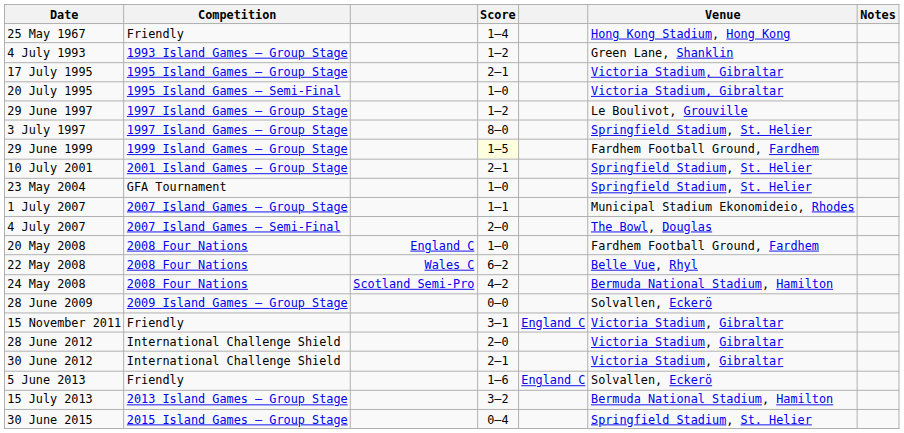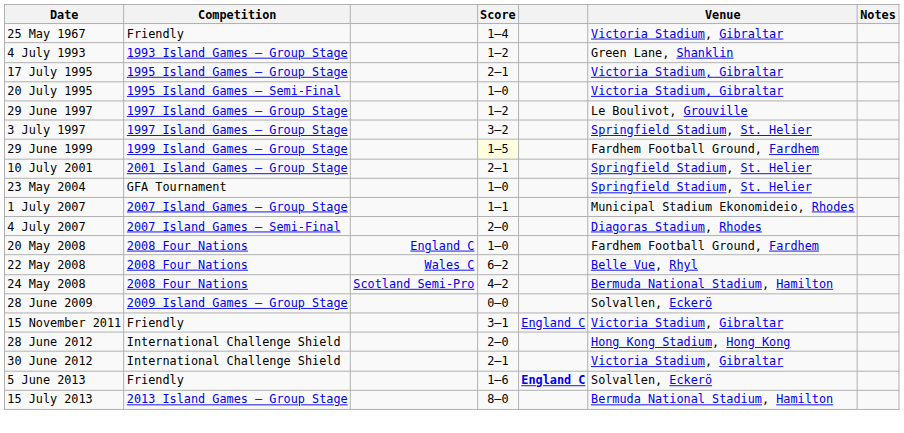(691, 33) Hong Kong Stadium, Hong Kong -> (687, 33) Victoria Stadium, Gibraltar
(498, 130) 8–0 -> (498, 130) 3–2
(652, 226) The Bowl, Douglas -> (676, 226) Diagoras Stadium, Rhodes
(687, 342) Victoria Stadium, Gibraltar -> (691, 342) Hong Kong Stadium, Hong Kong
(553, 380) normal -> (553, 380) bold
(498, 400) 3–2 -> (498, 400) 8–0
- row: (50, 419)
